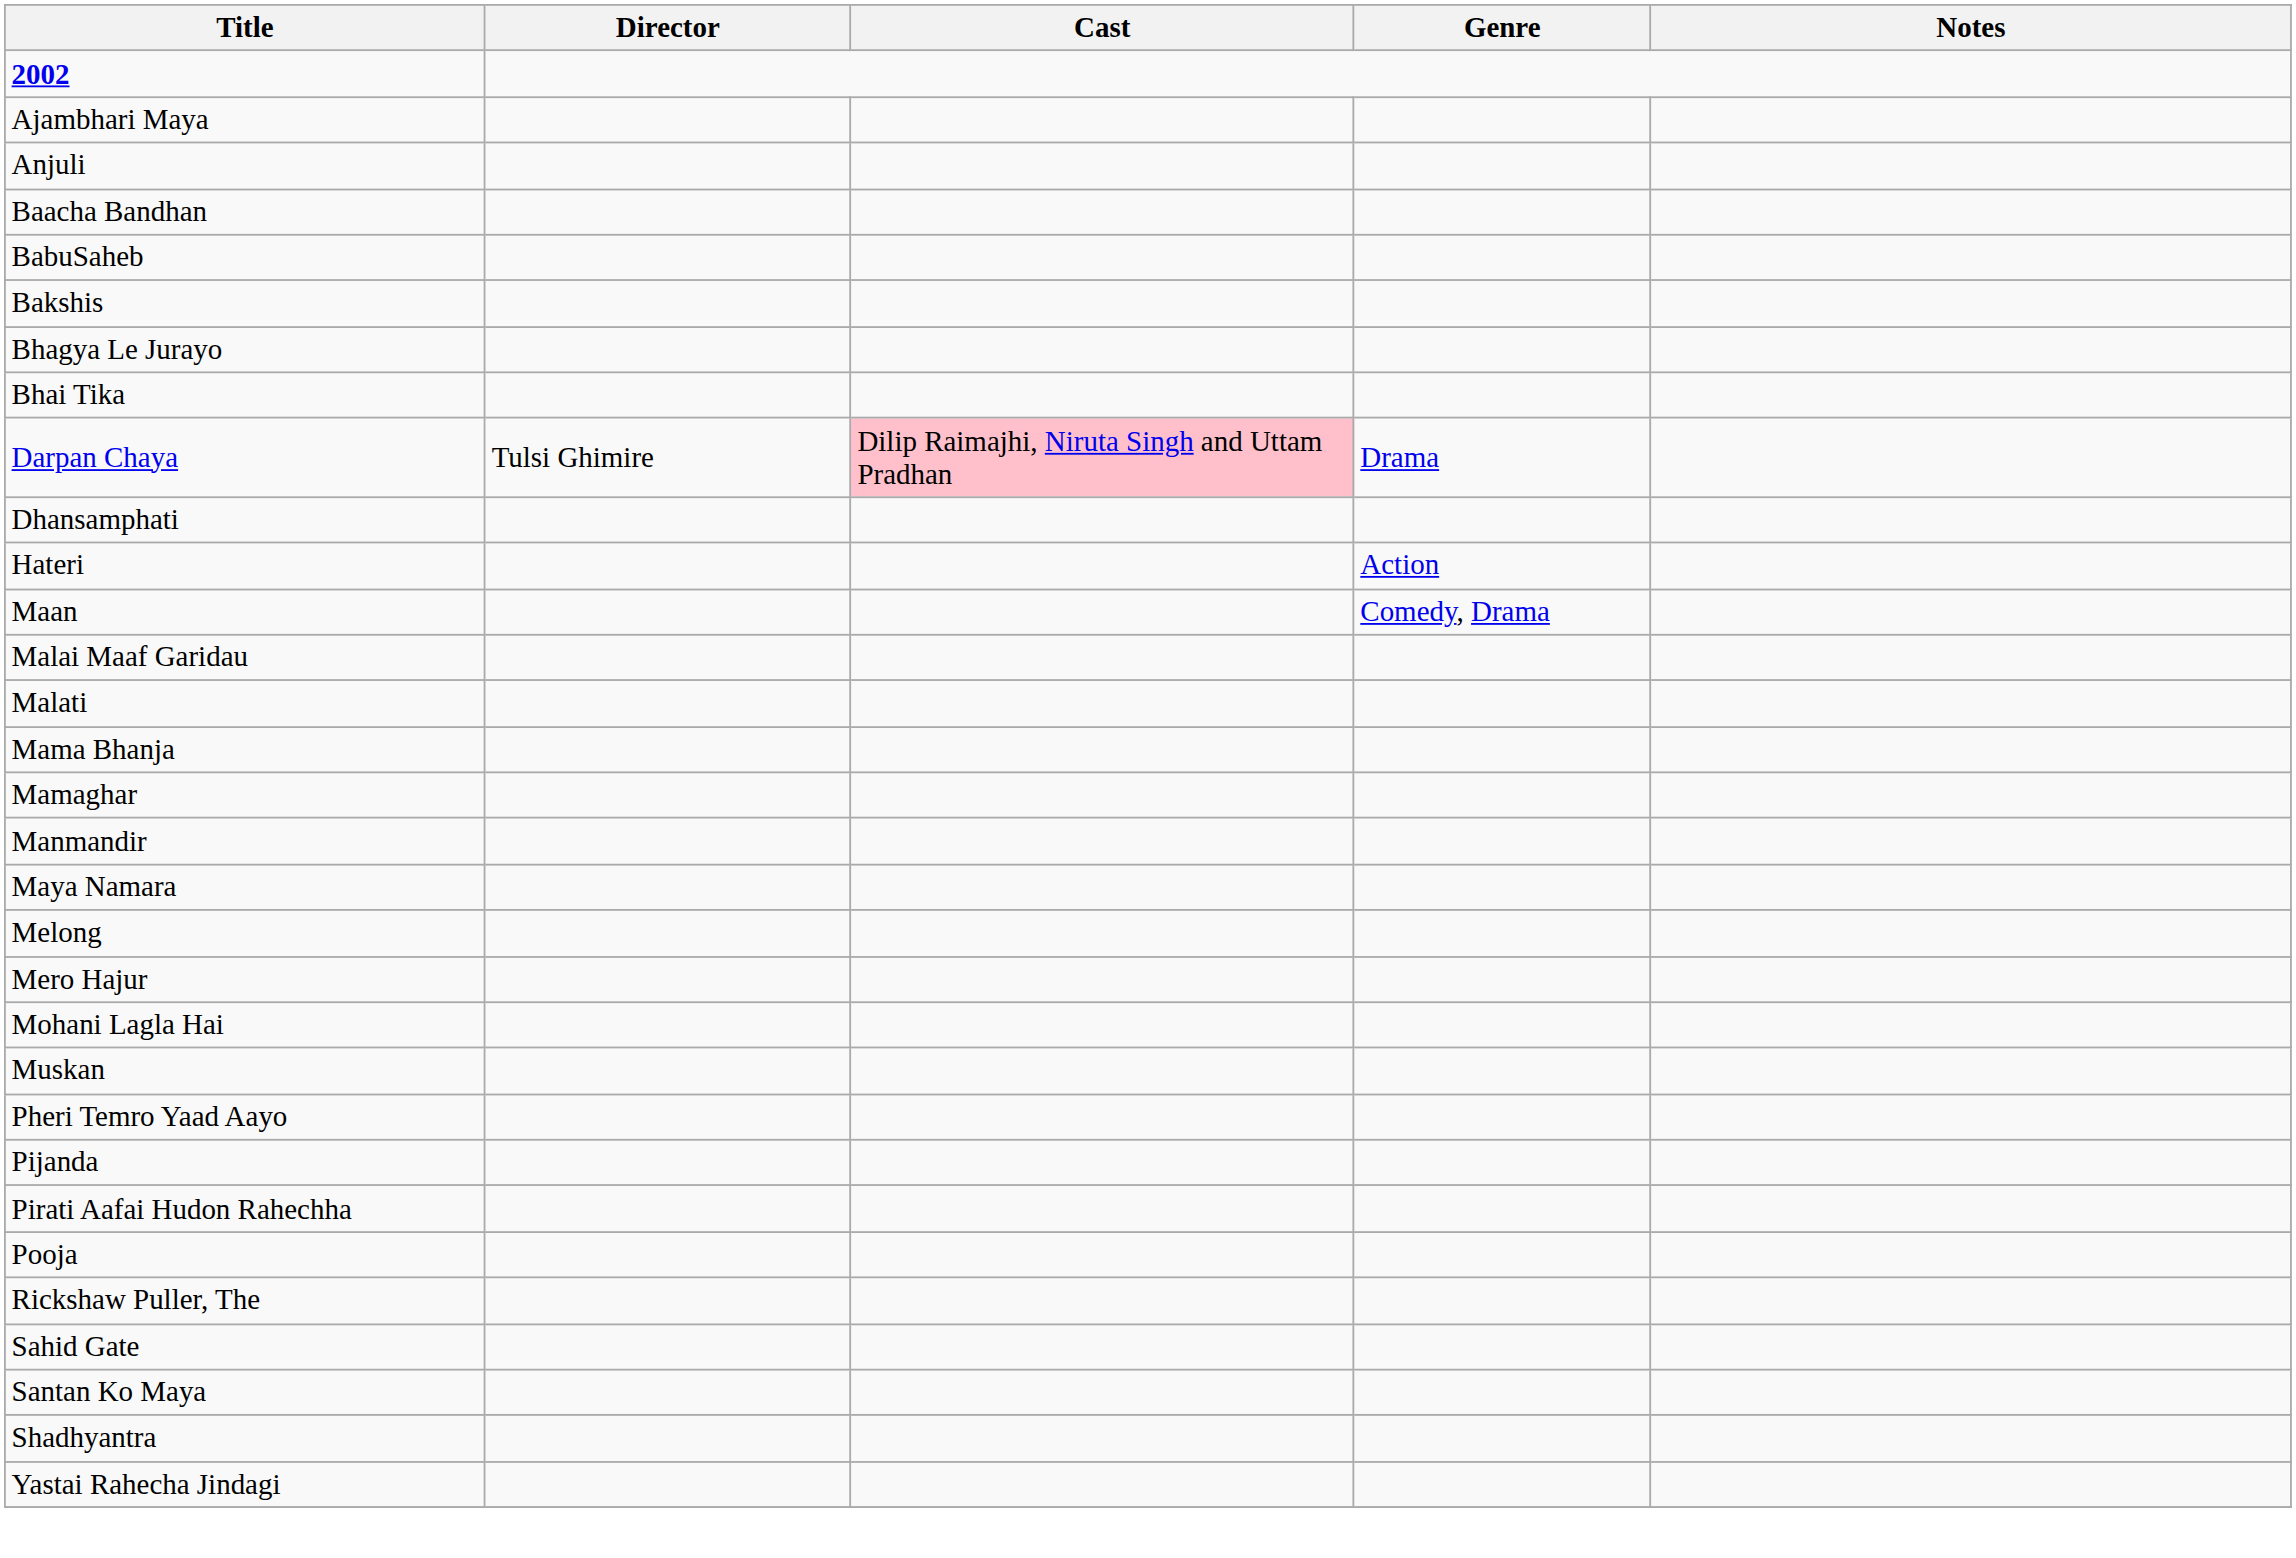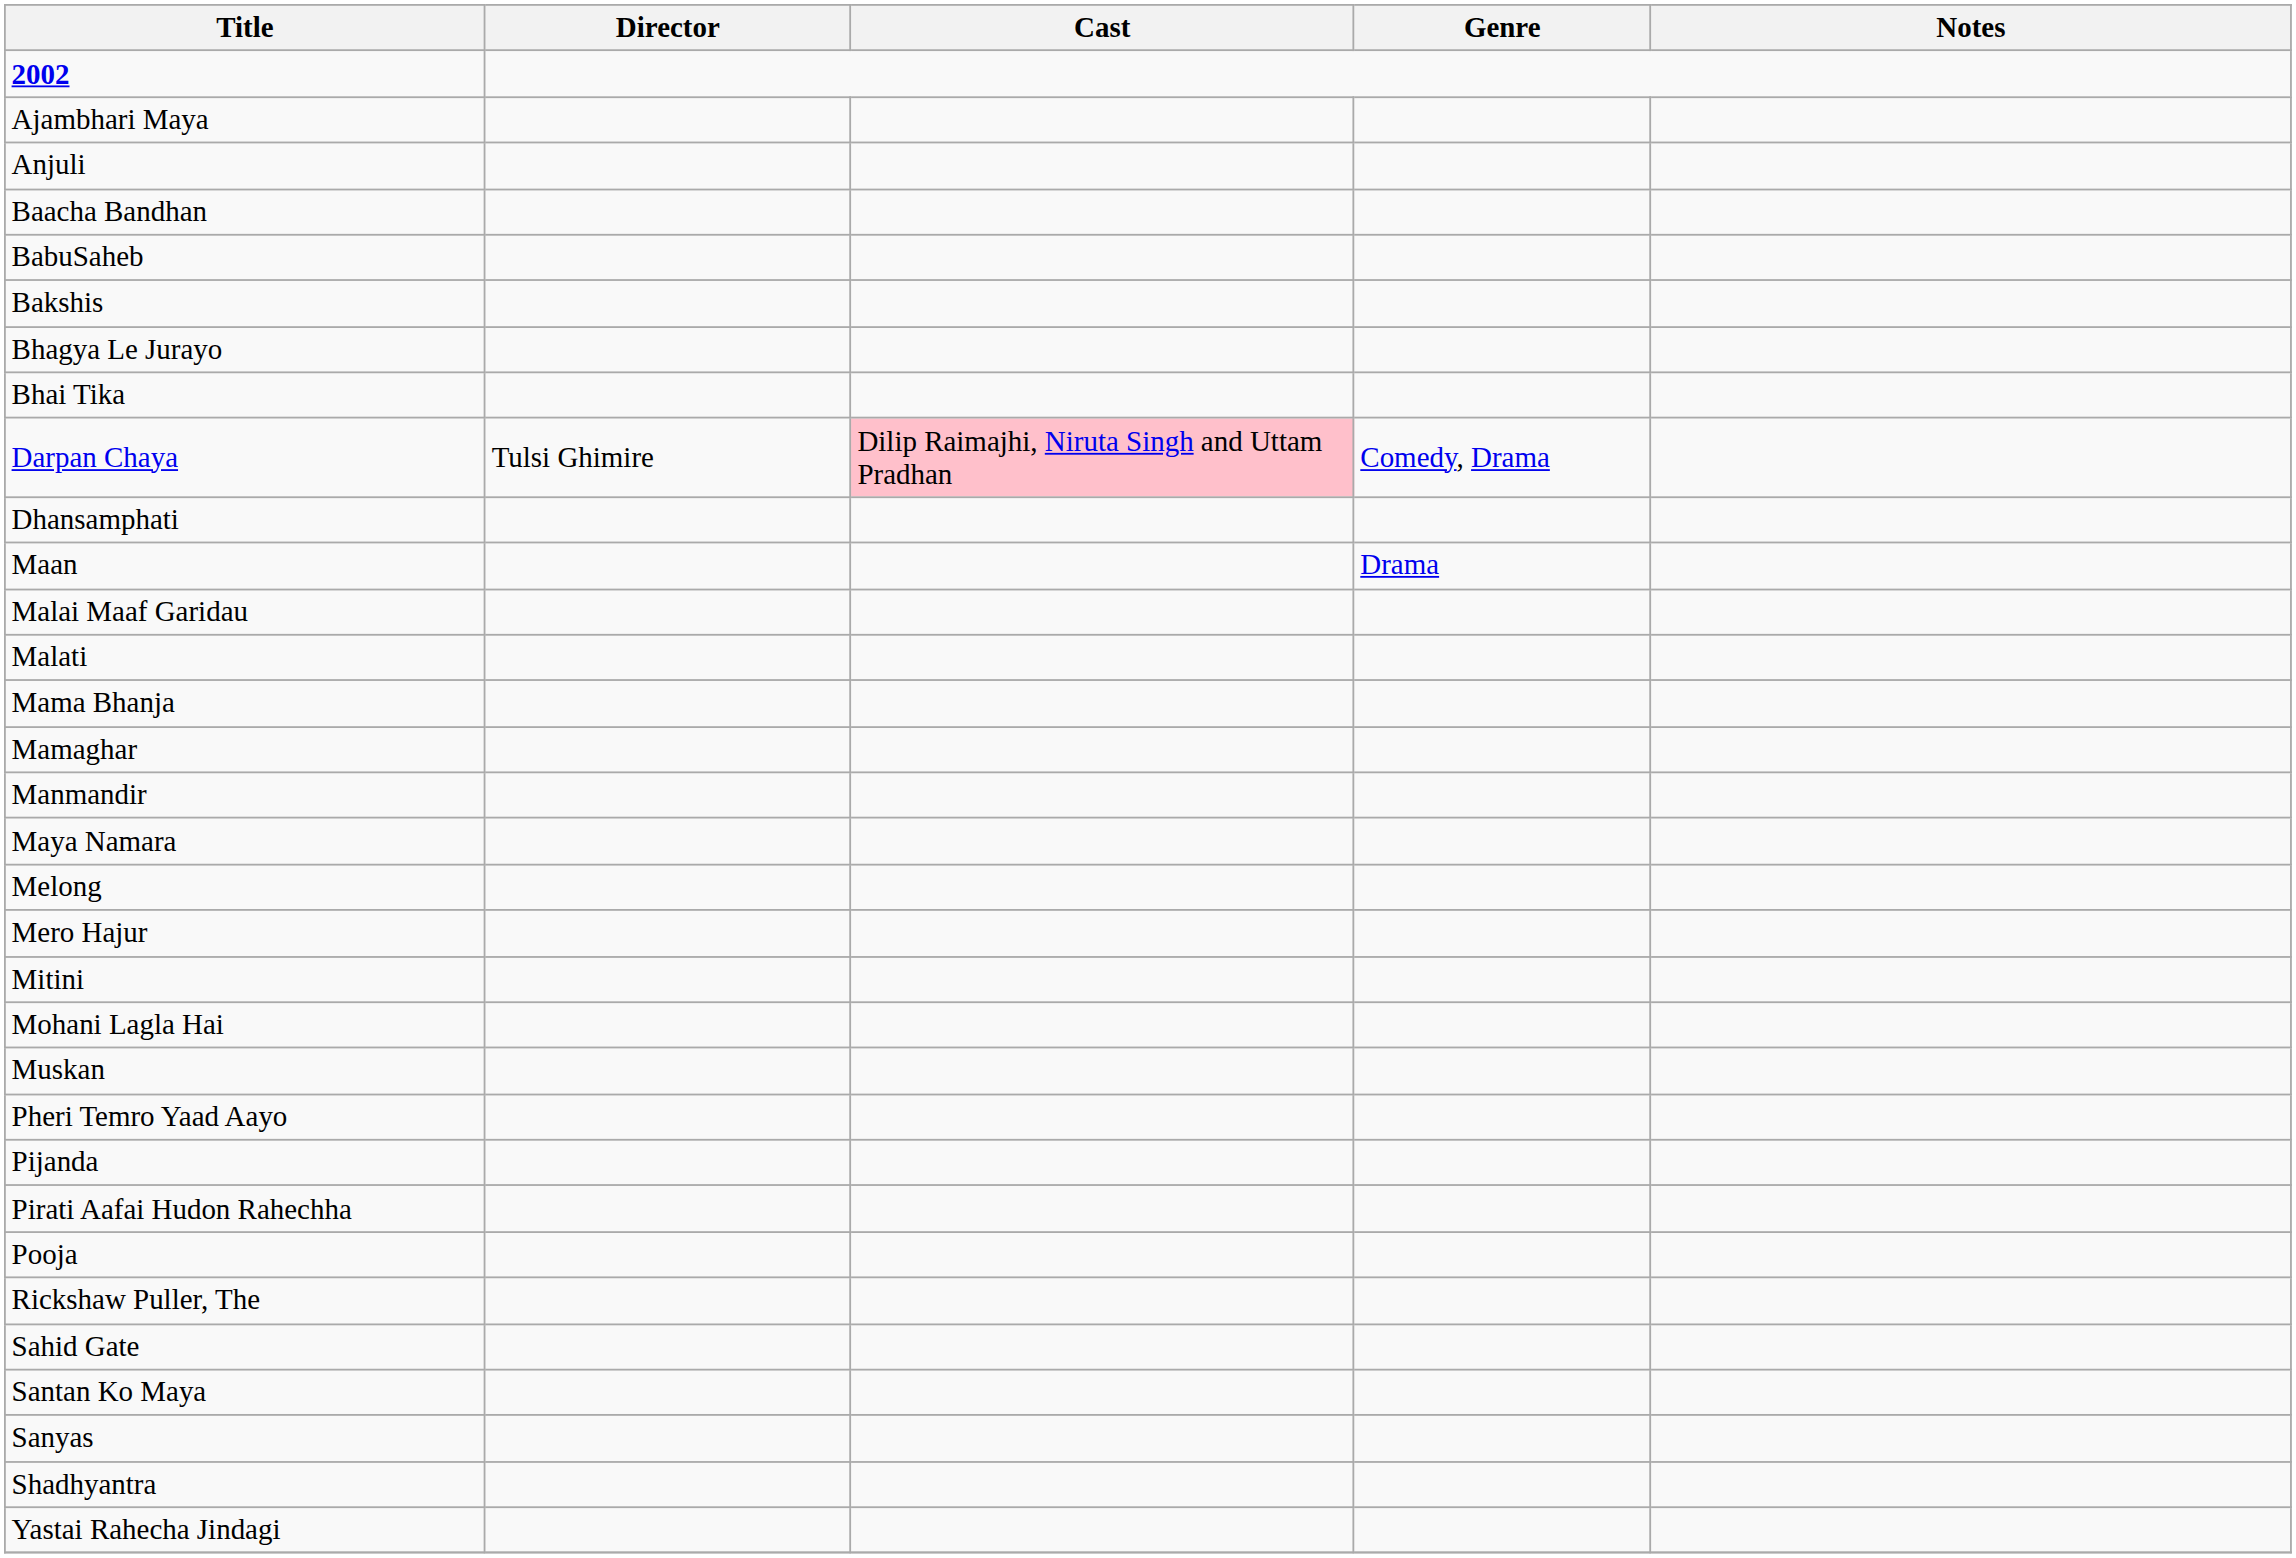(1400, 457) Drama -> (1455, 457) Comedy, Drama
- row: (48, 565)
(1455, 611) Comedy, Drama -> (1400, 565) Drama
+ row: (48, 978)
+ row: (53, 1437)
